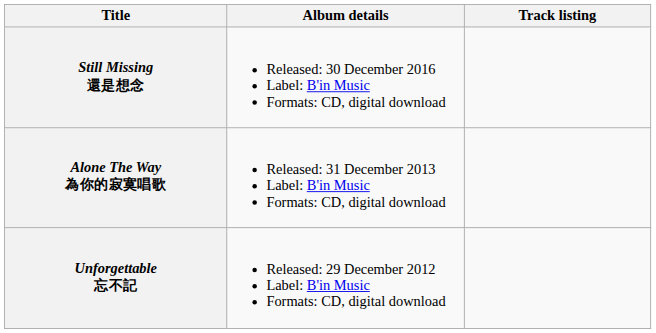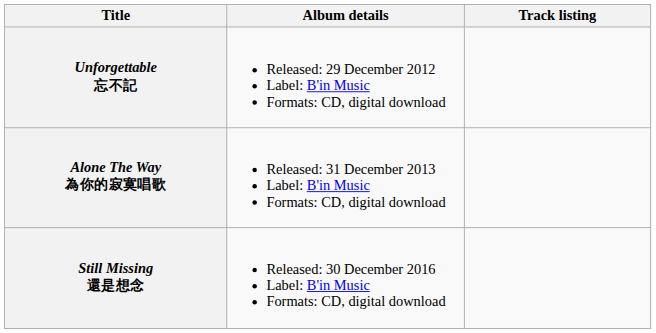rows swapped: (116, 277) <-> (116, 76)
